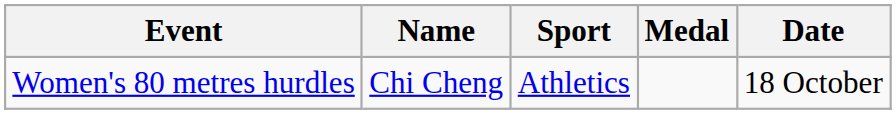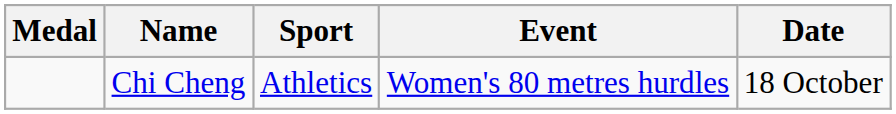columns swapped: (687, 30) <-> (184, 30)
